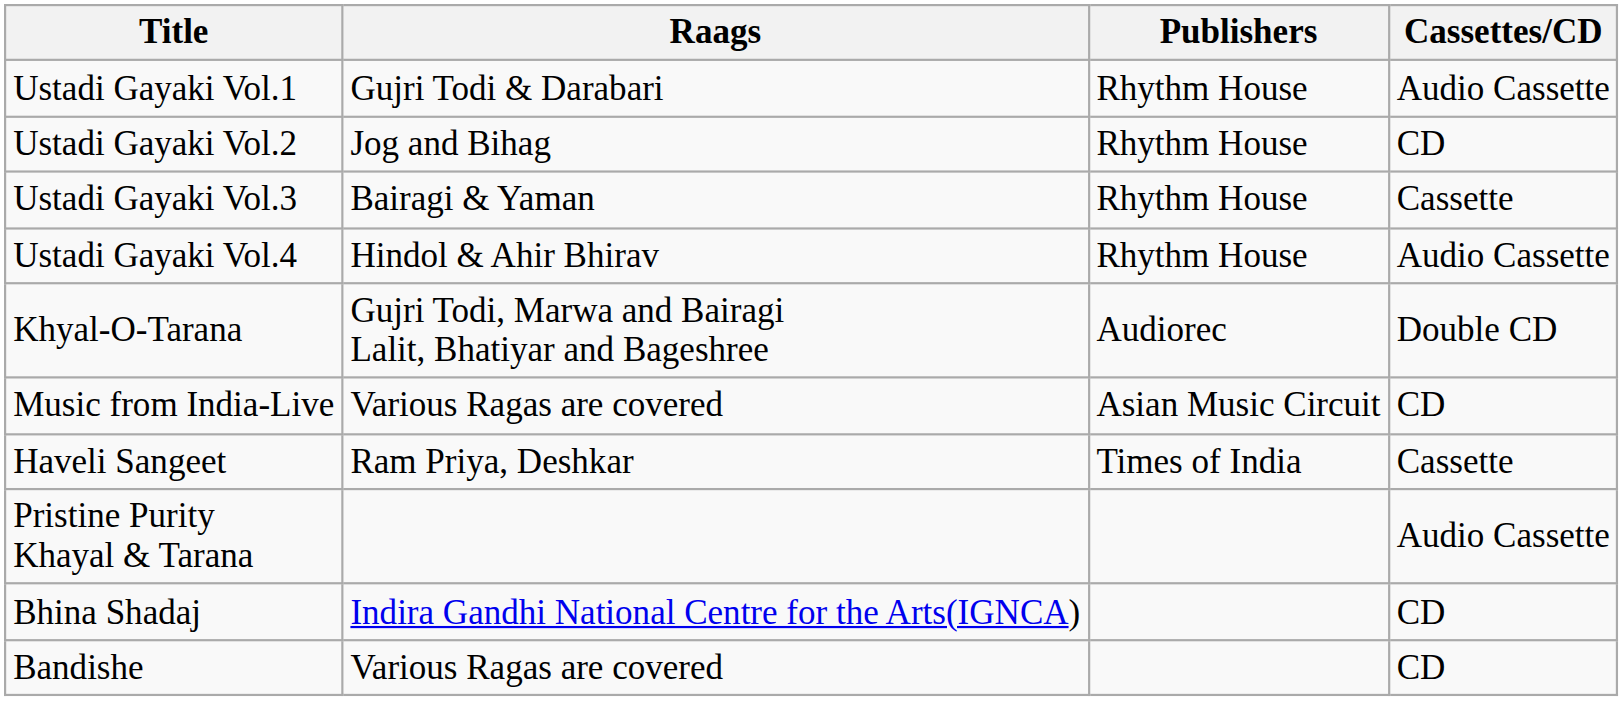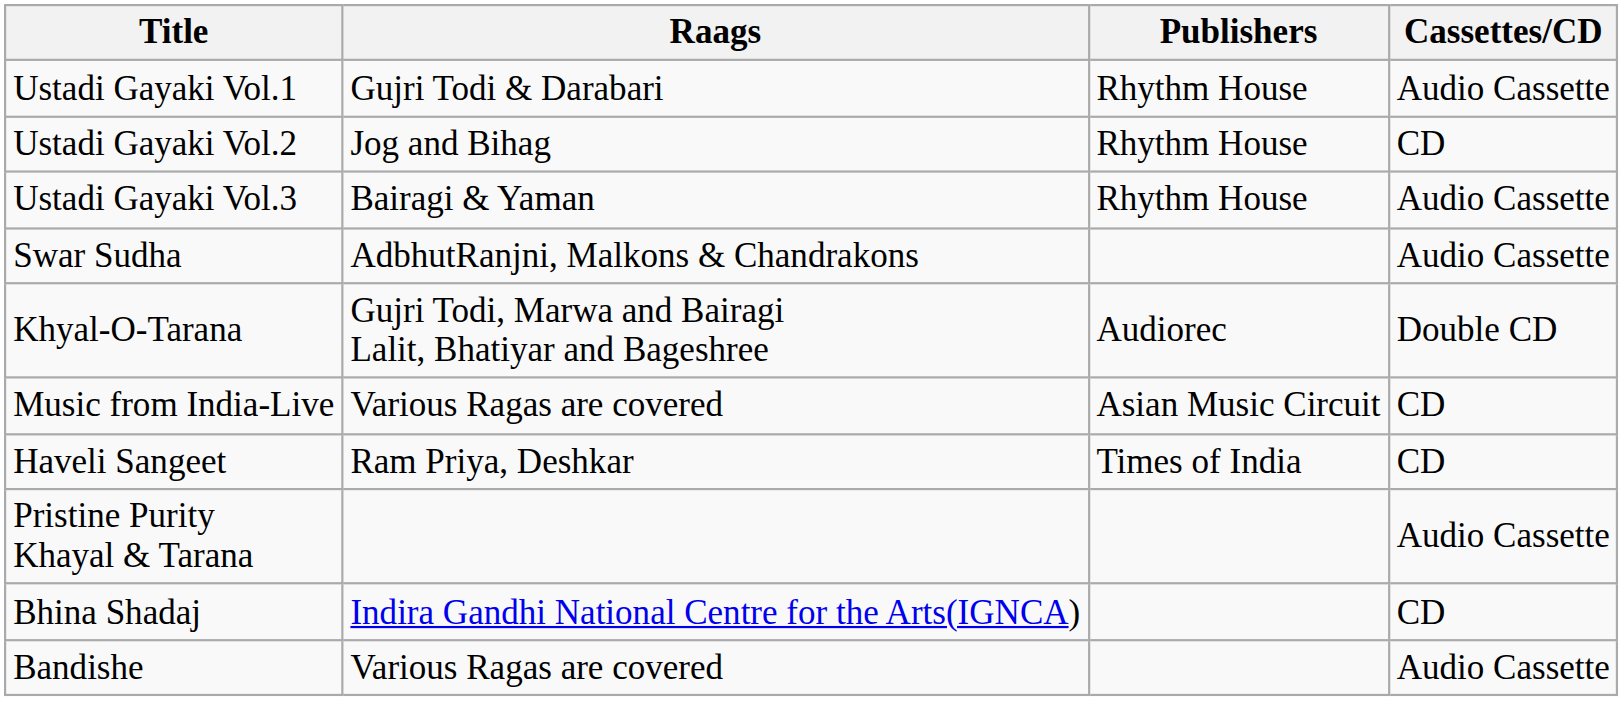(1455, 198) Cassette -> (1503, 198) Audio Cassette
- row: (155, 254)
+ row: (97, 254)
(1455, 460) Cassette -> (1421, 460) CD
(1421, 666) CD -> (1503, 666) Audio Cassette
